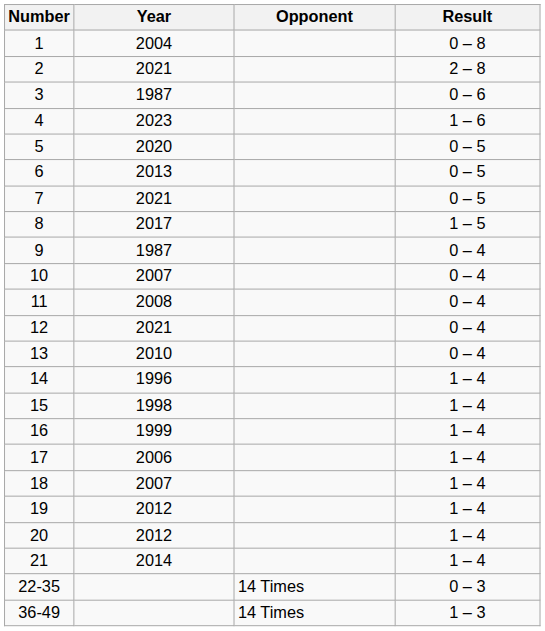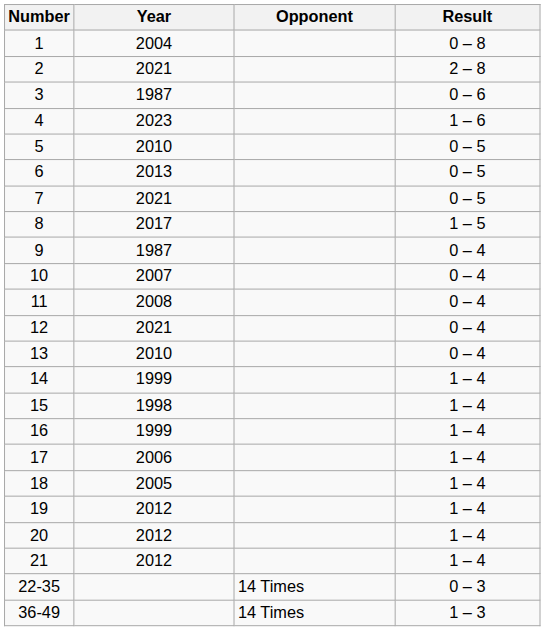(154, 146) 2020 -> (154, 146) 2010
(154, 379) 1996 -> (154, 379) 1999
(154, 483) 2007 -> (154, 483) 2005
(154, 560) 2014 -> (154, 560) 2012
